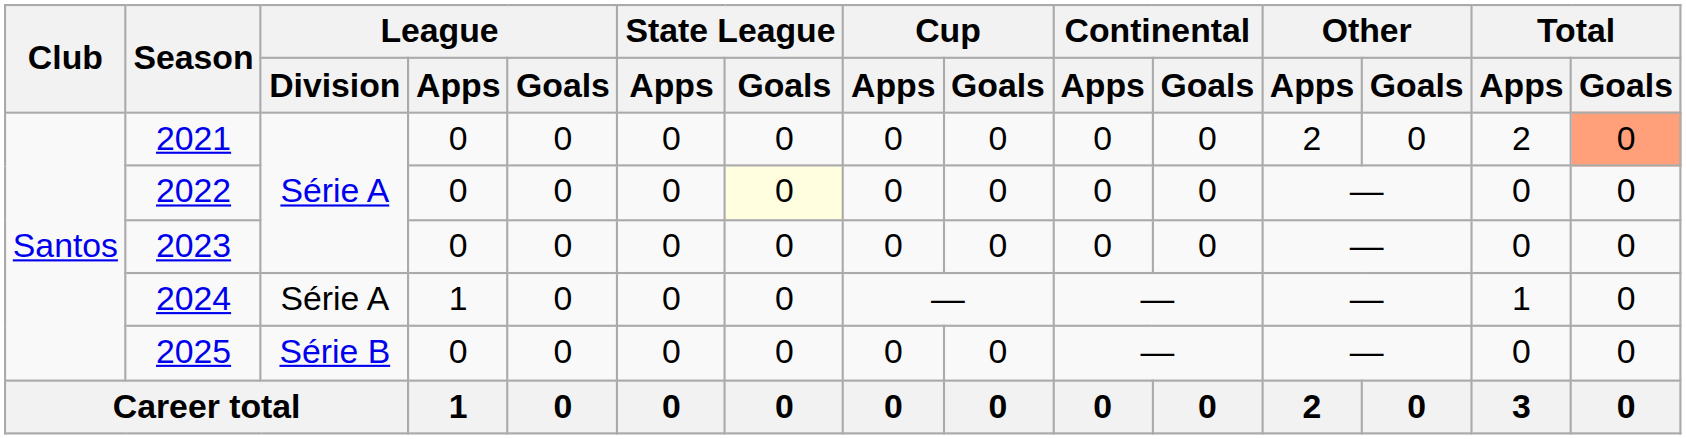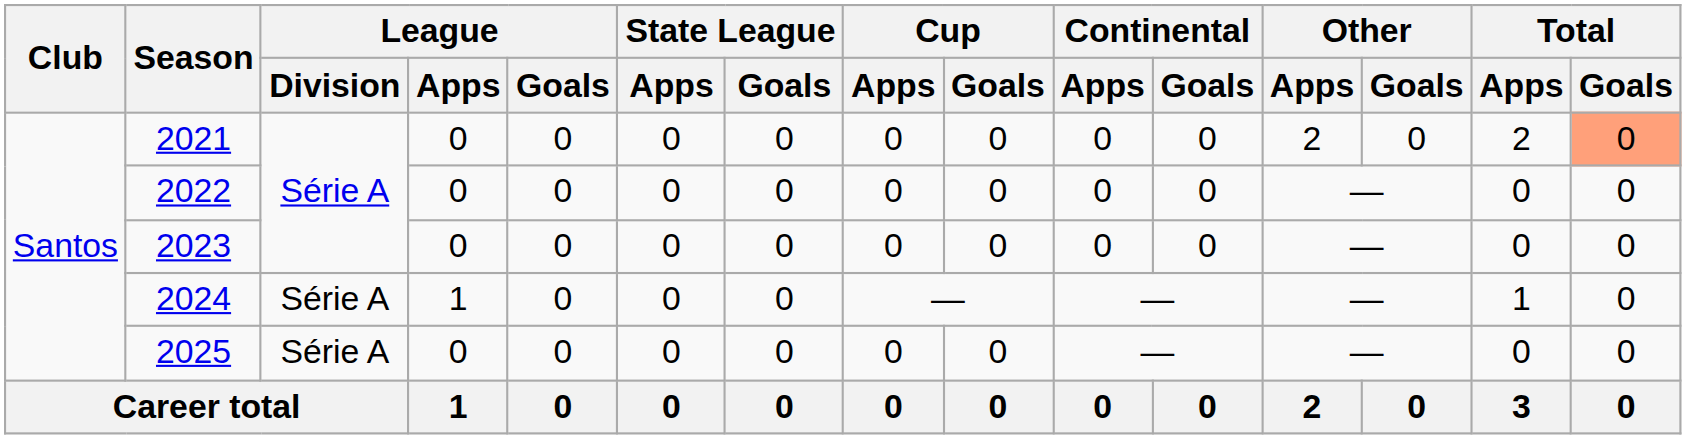(784, 191) lightyellow background -> (784, 191) no background
(335, 352) Série B -> (335, 352) Série A
